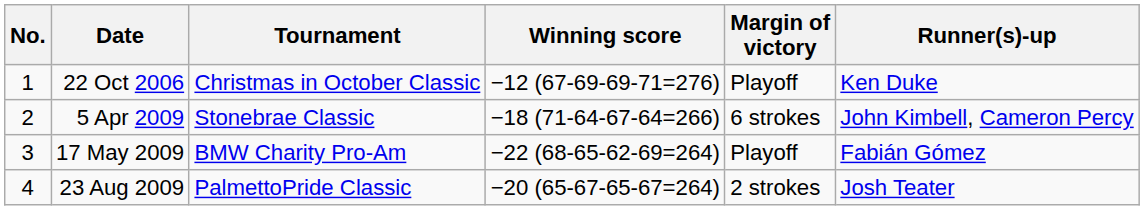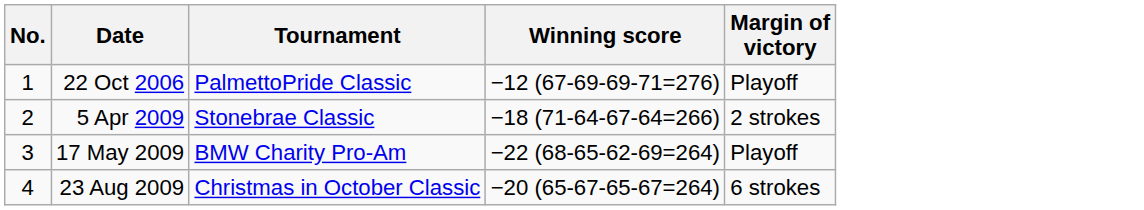- column: (987, 35)
(337, 82) Christmas in October Classic -> (303, 82) PalmettoPride Classic
(775, 118) 6 strokes -> (775, 118) 2 strokes
(303, 188) PalmettoPride Classic -> (337, 188) Christmas in October Classic
(775, 188) 2 strokes -> (775, 188) 6 strokes
